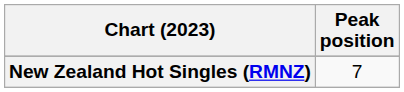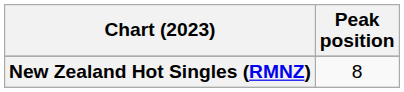(357, 71) 7 -> (357, 71) 8
